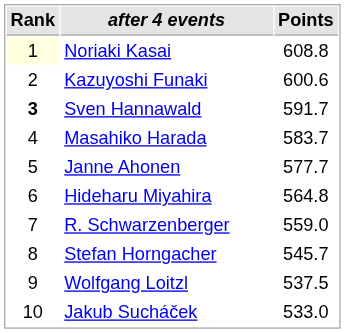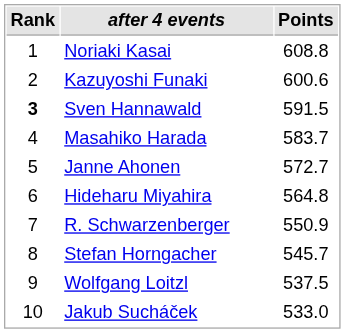(33, 51) lightyellow background -> (33, 51) no background
(306, 109) 591.7 -> (306, 109) 591.5
(306, 167) 577.7 -> (306, 167) 572.7
(306, 225) 559.0 -> (306, 225) 550.9
